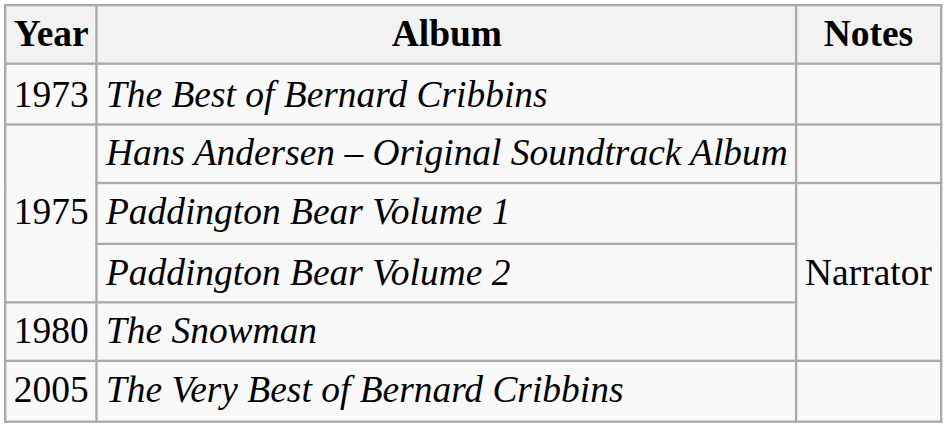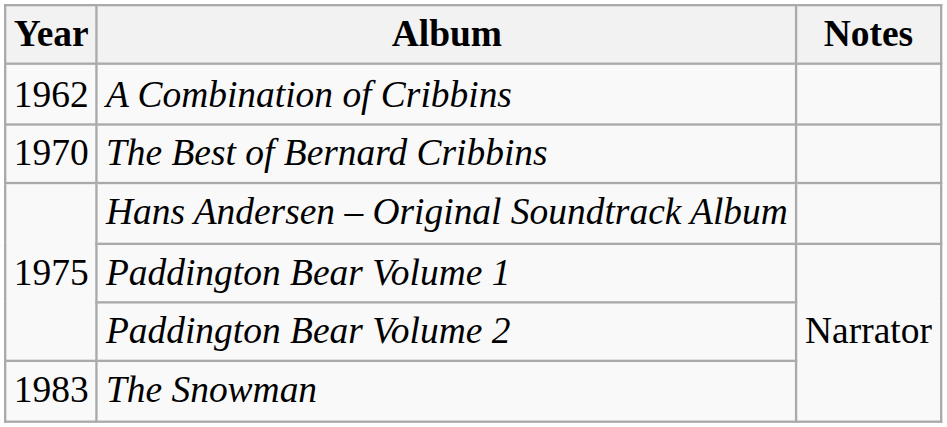+ row: (309, 93)
(51, 93) 1973 -> (51, 152) 1970
(51, 331) 1980 -> (51, 390) 1983
- row: (365, 390)
